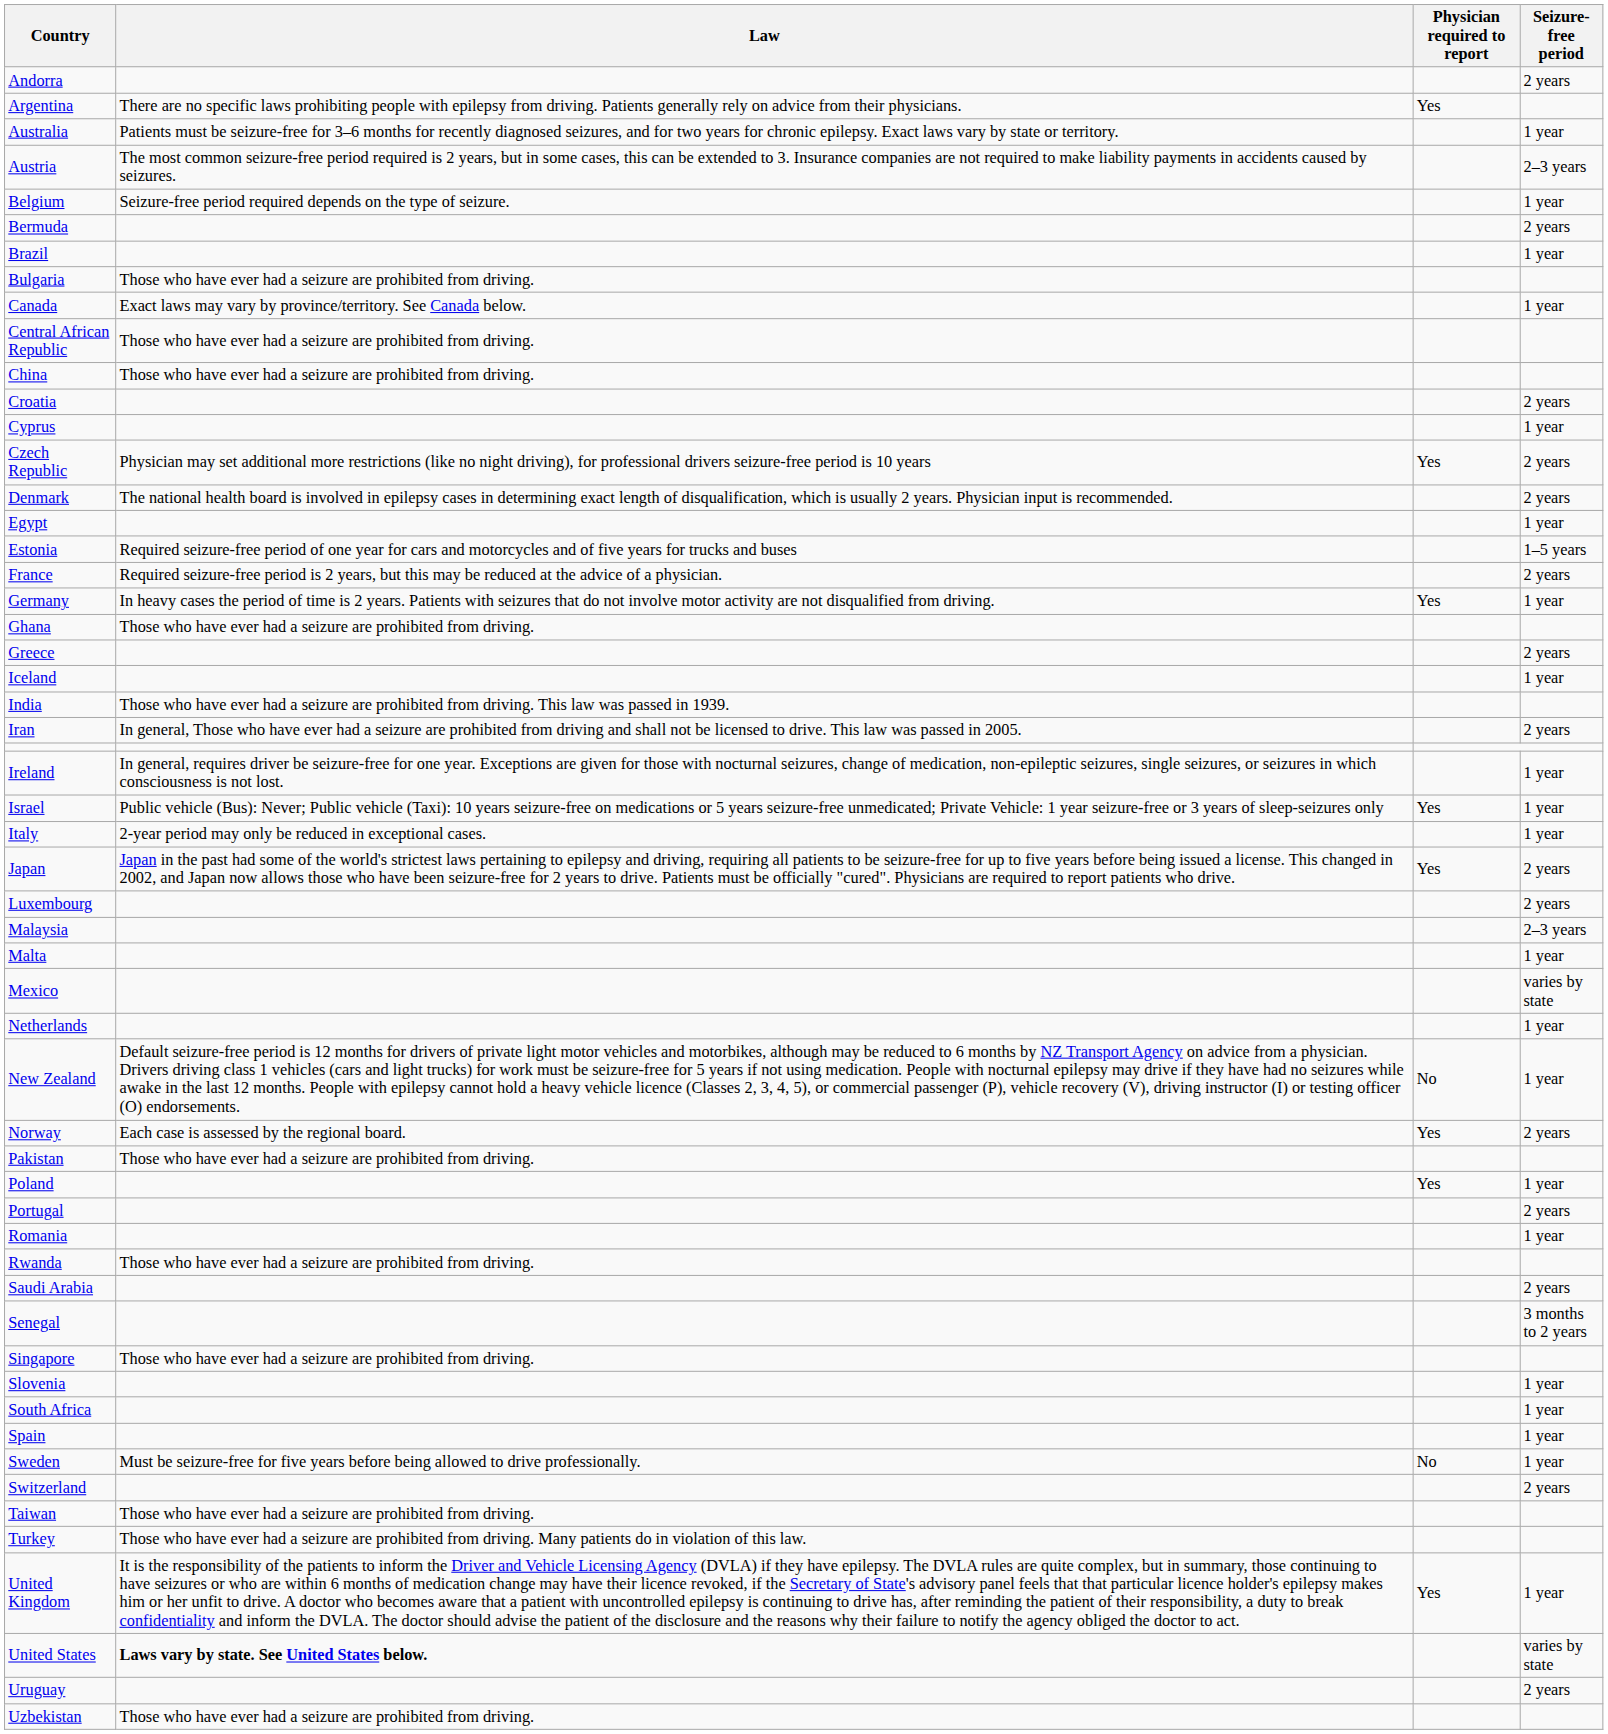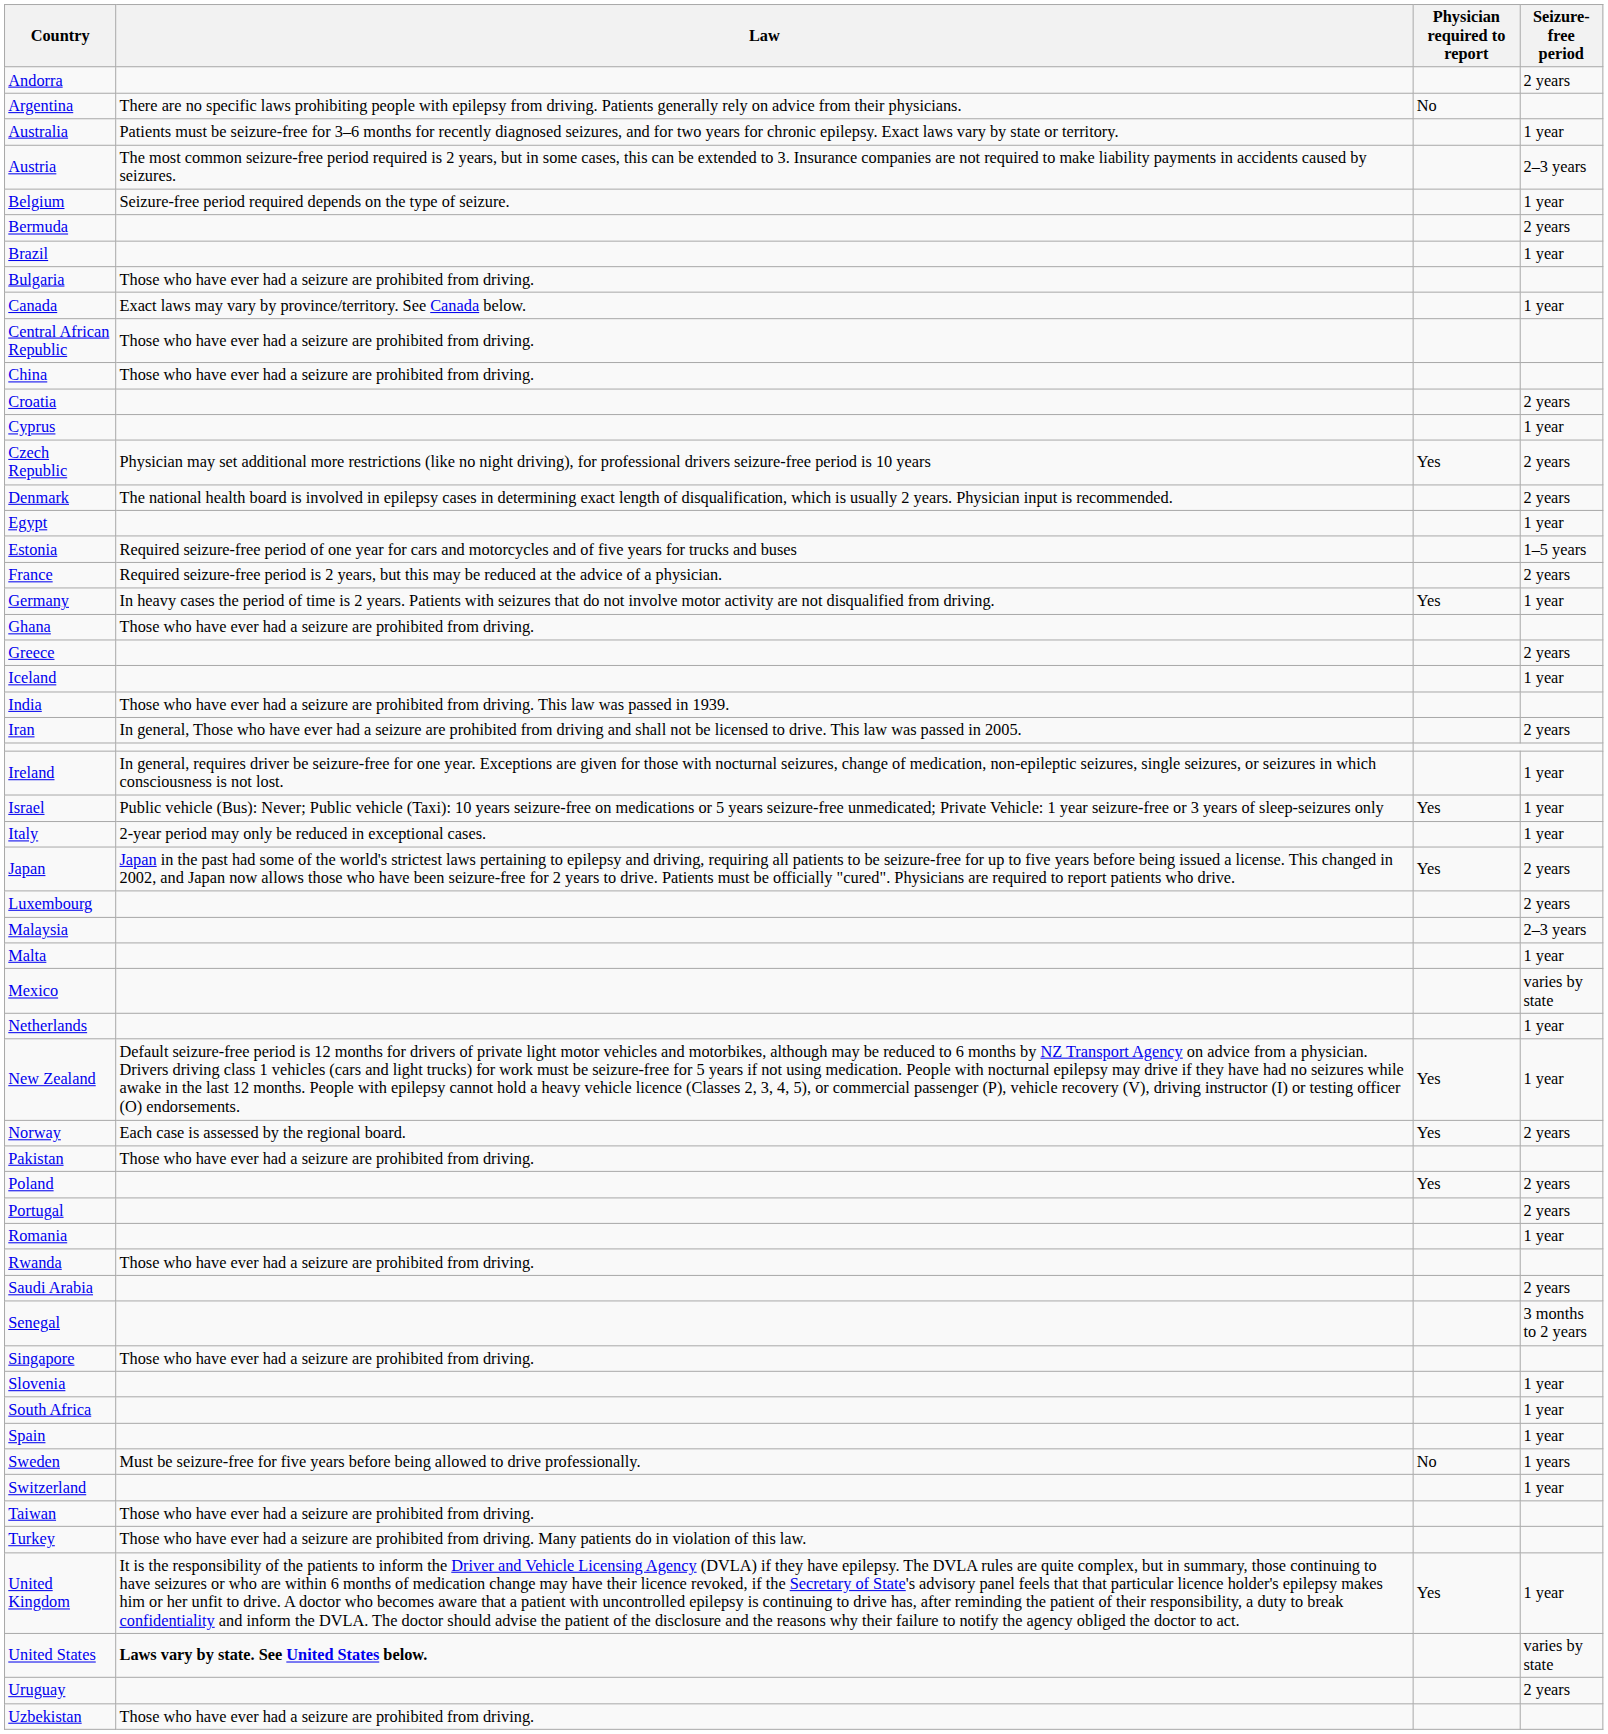(1429, 105) Yes -> (1427, 105) No
(1427, 1079) No -> (1429, 1079) Yes
(1544, 1184) 1 year -> (1547, 1184) 2 years
(1544, 1461) 1 year -> (1547, 1461) 1 years
(1547, 1487) 2 years -> (1544, 1487) 1 year
